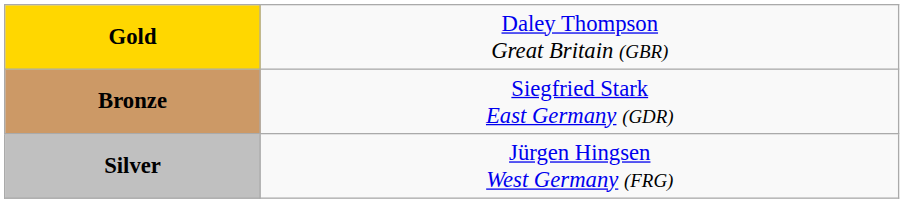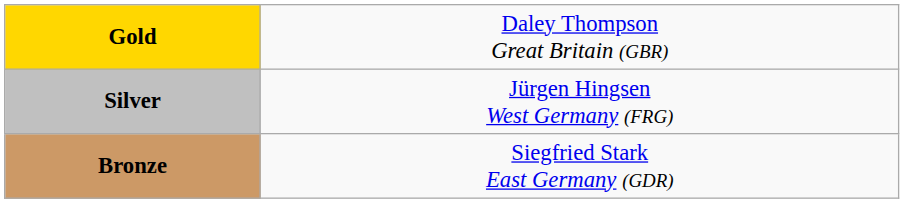rows swapped: (133, 165) <-> (133, 100)
